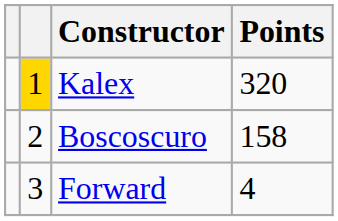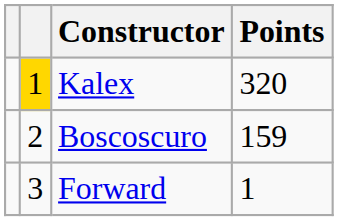(263, 136) 158 -> (263, 136) 159
(247, 188) 4 -> (247, 188) 1
